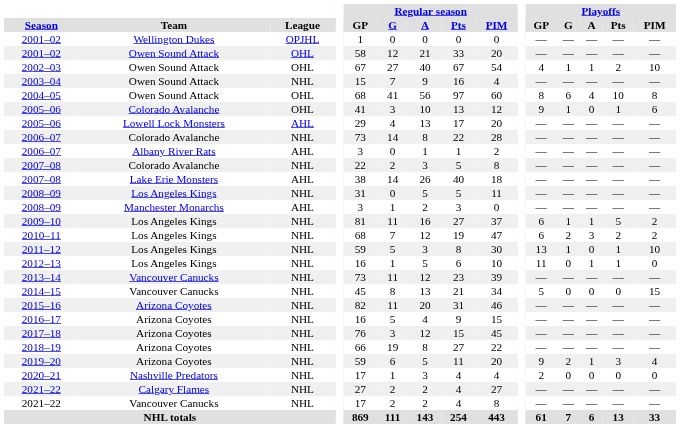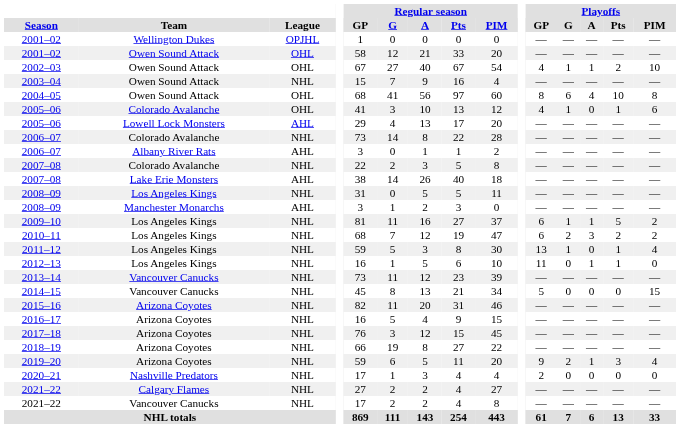(541, 109) 9 -> (541, 109) 4
(655, 249) 10 -> (655, 249) 4
